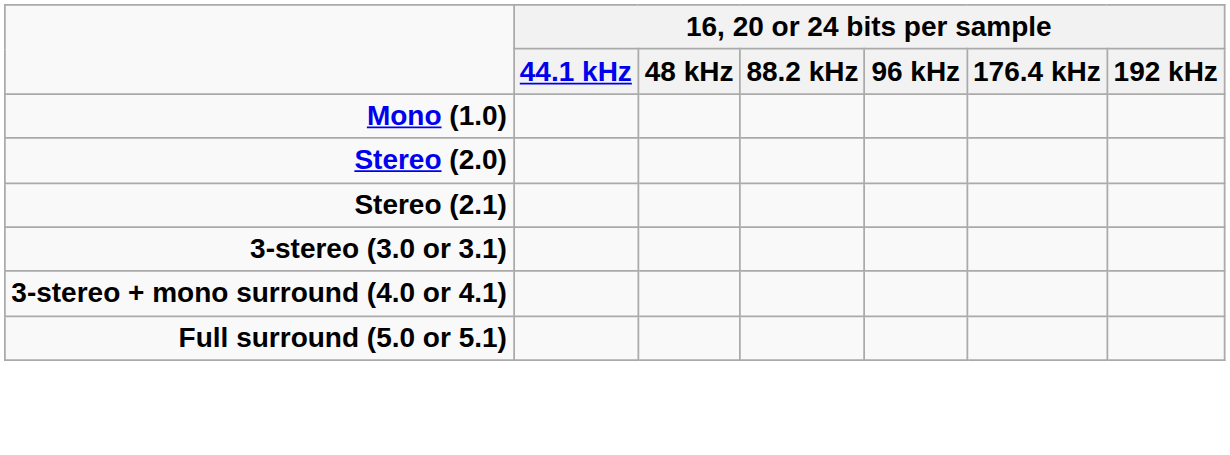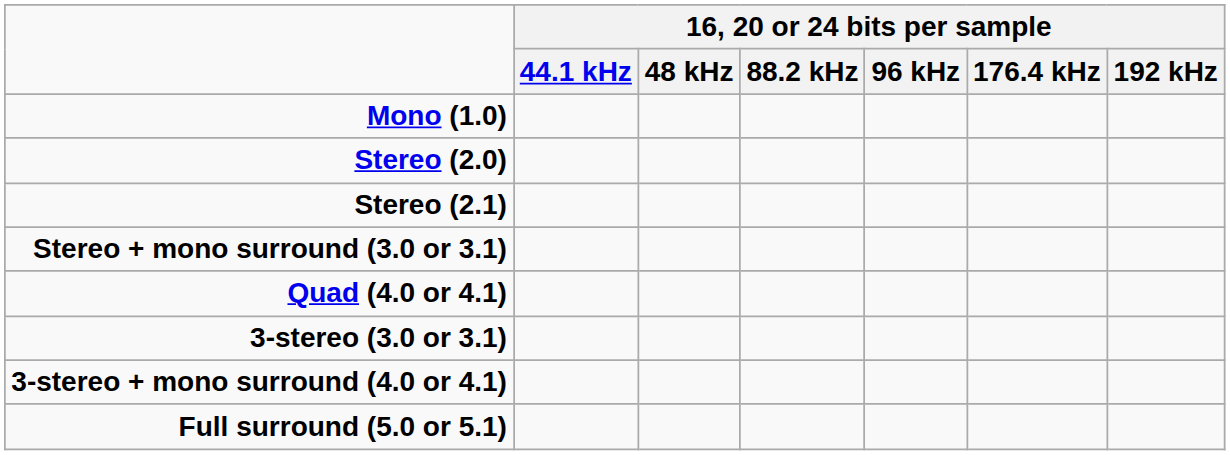+ row: (270, 248)
+ row: (397, 293)
